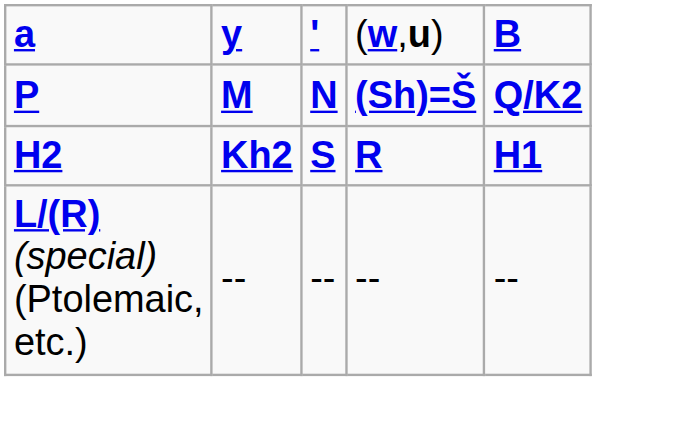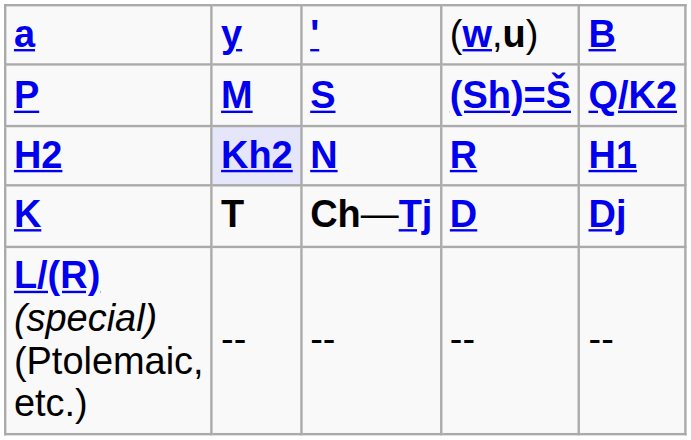(324, 94) N -> (323, 94) S
(257, 154) no background -> (257, 154) lavender background
(323, 154) S -> (324, 154) N
+ row: (28, 214)
